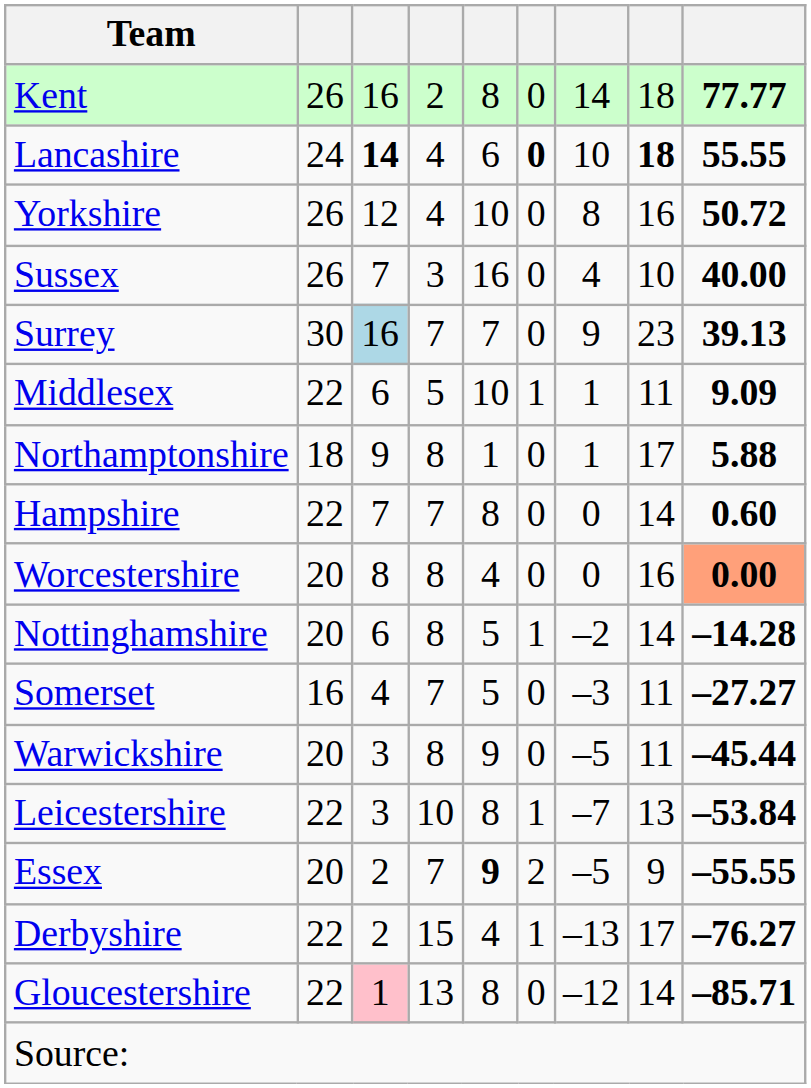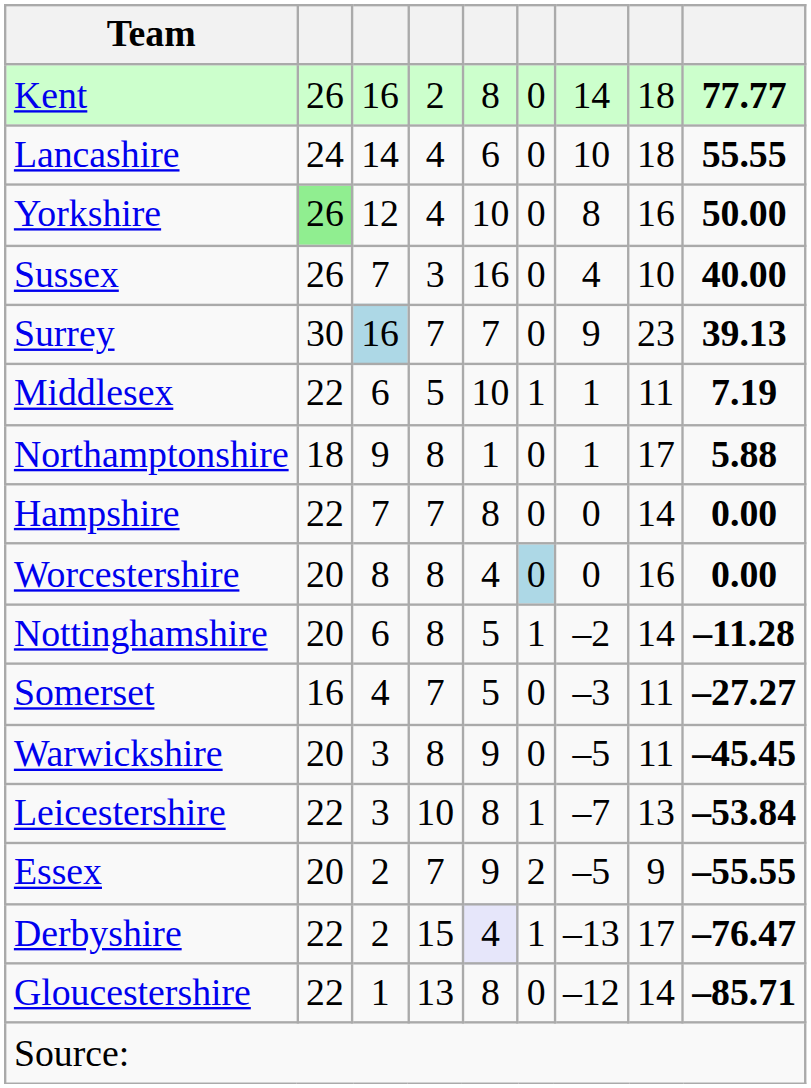(380, 154) bold -> (380, 154) normal
(536, 154) bold -> (536, 154) normal
(656, 154) bold -> (656, 154) normal
(325, 214) no background -> (325, 214) lightgreen background
(744, 214) 50.72 -> (744, 214) 50.00
(744, 393) 9.09 -> (744, 393) 7.19
(744, 513) 0.60 -> (744, 513) 0.00
(536, 573) no background -> (536, 573) lightblue background
(744, 573) lightsalmon background -> (744, 573) no background
(744, 633) –14.28 -> (744, 633) –11.28
(744, 753) –45.44 -> (744, 753) –45.45
(490, 872) bold -> (490, 872) normal
(490, 932) no background -> (490, 932) lavender background
(744, 932) –76.27 -> (744, 932) –76.47
(380, 992) pink background -> (380, 992) no background
